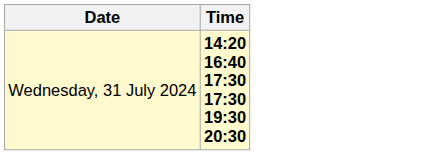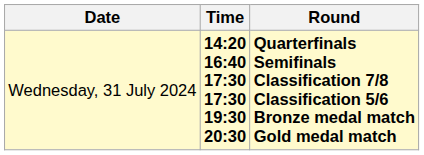+ column: (334, 17)
